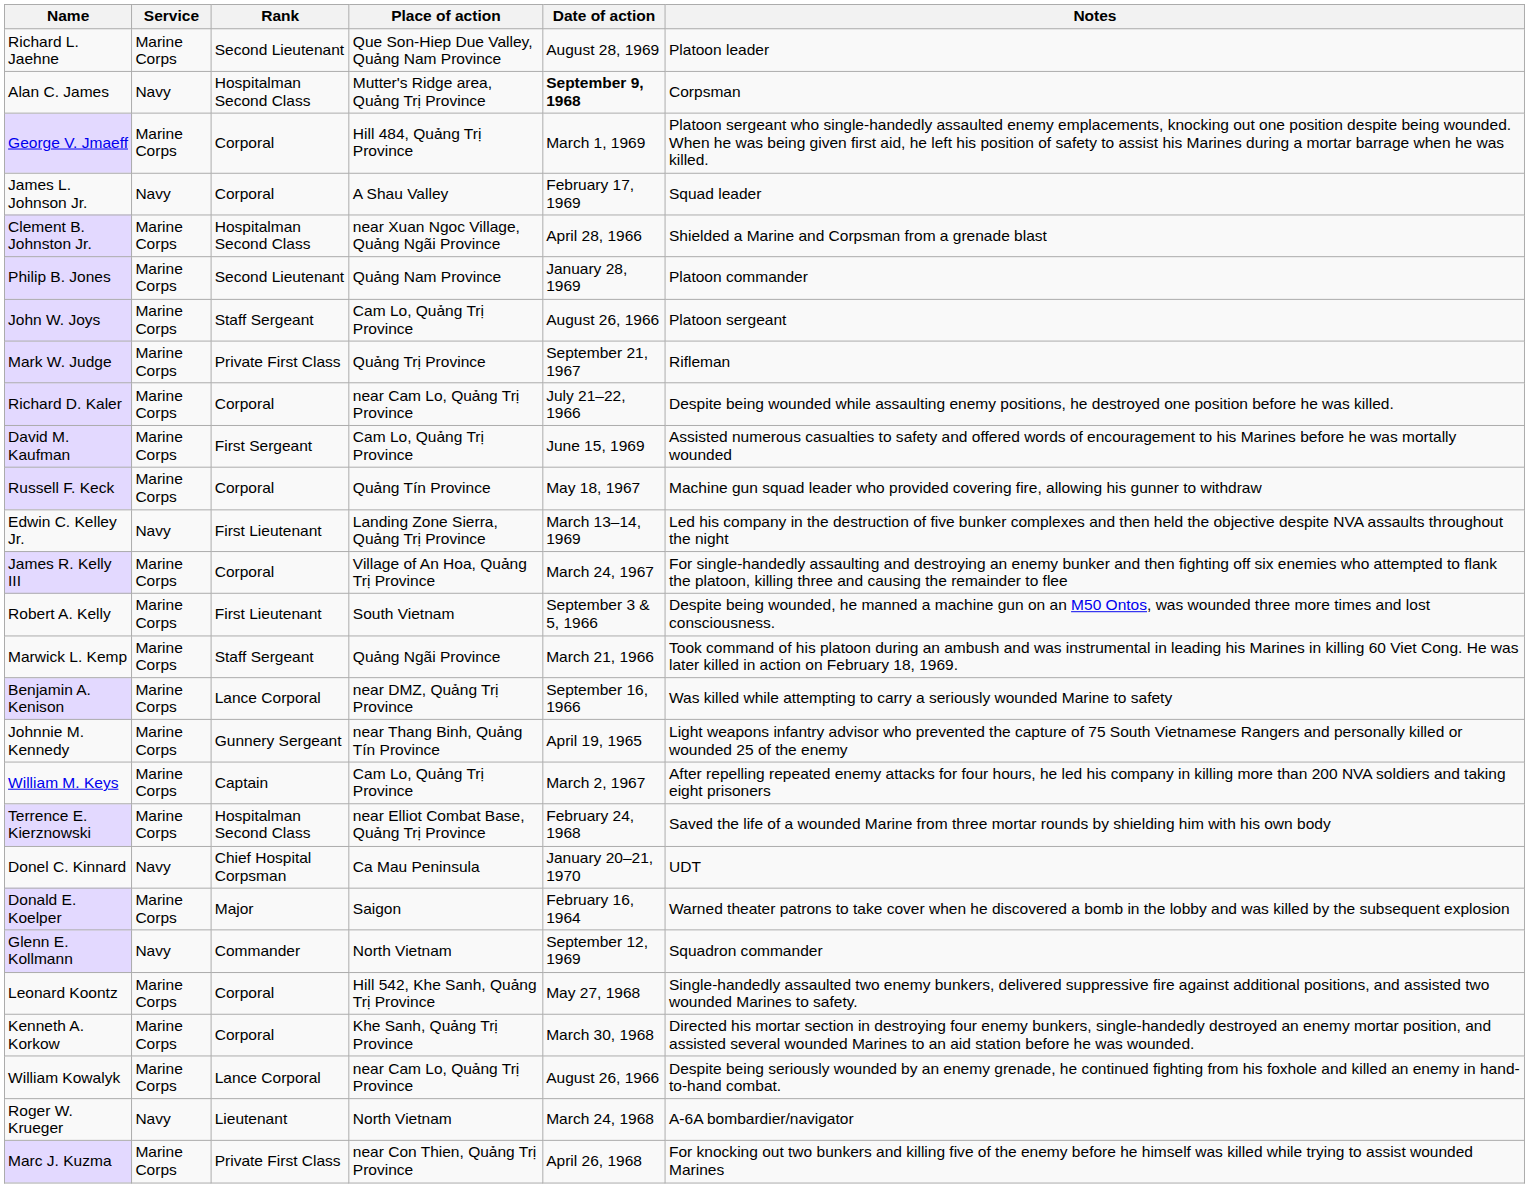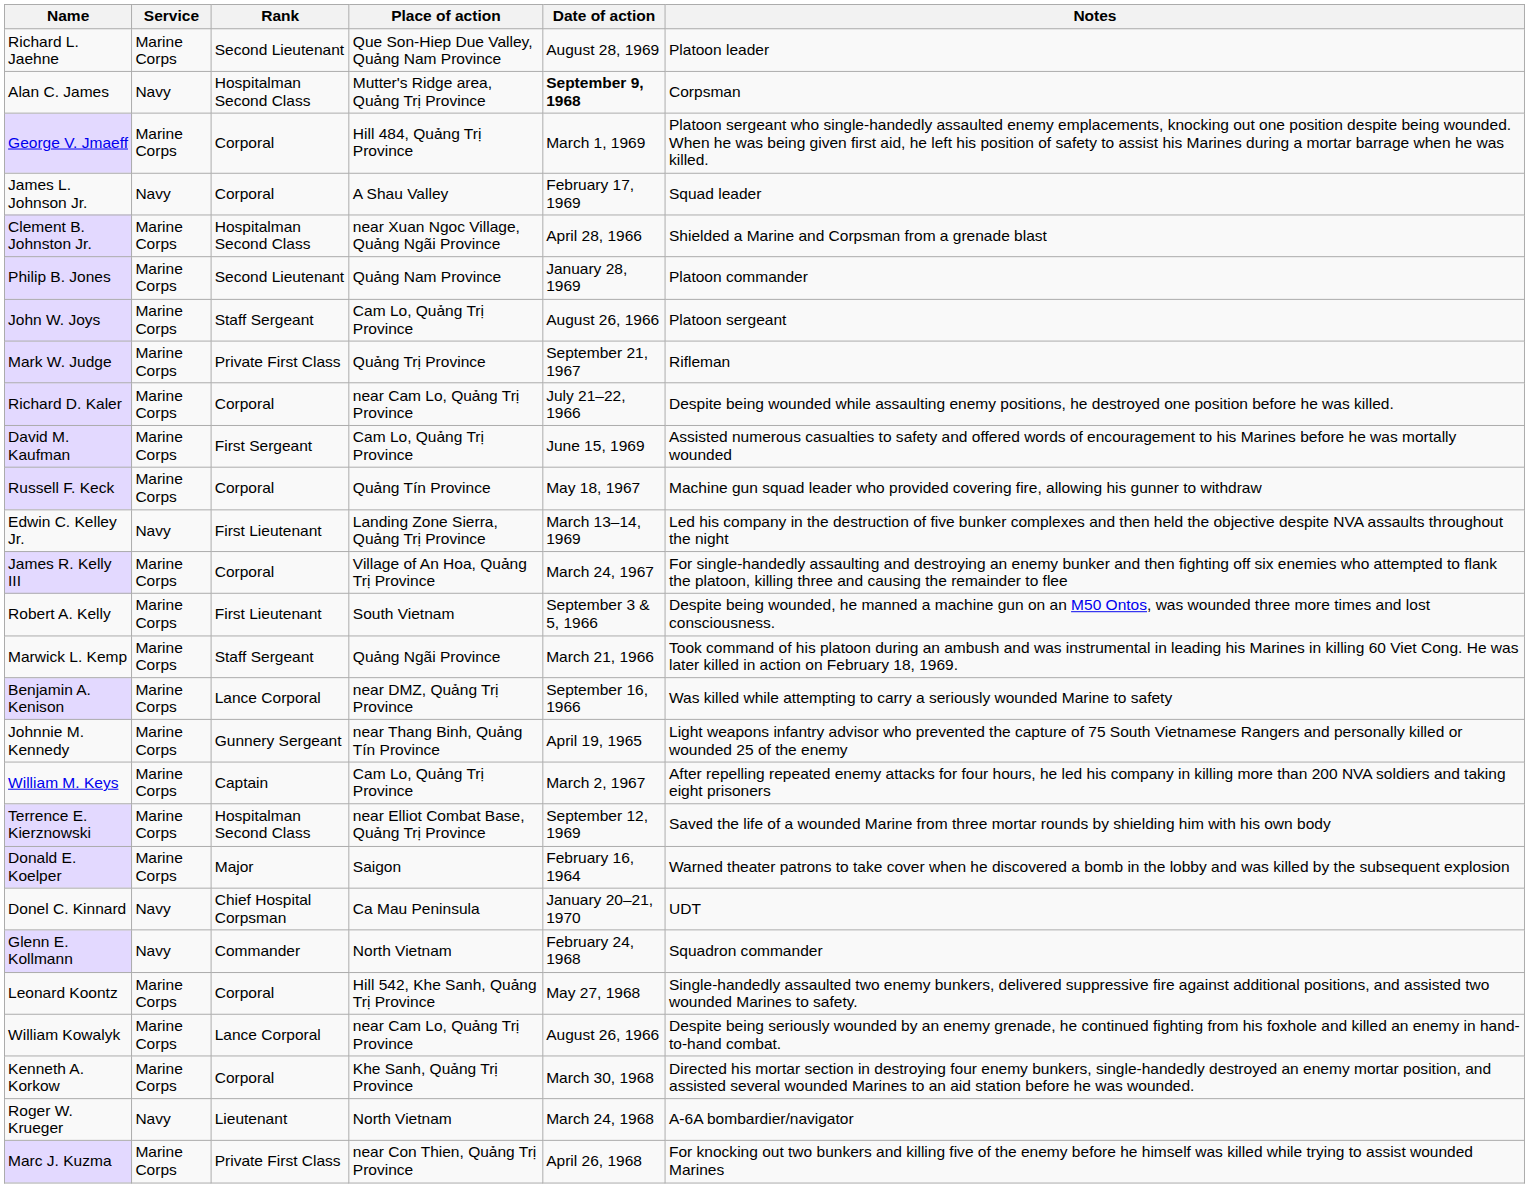(590, 824) February 24, 1968 -> (597, 824) September 12, 1969
rows swapped: (67, 867) <-> (42, 909)
(597, 951) September 12, 1969 -> (590, 951) February 24, 1968
rows swapped: (46, 1035) <-> (64, 1077)
